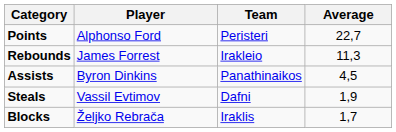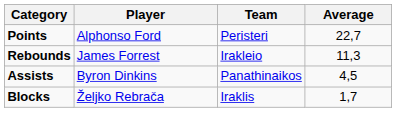- row: (26, 96)
